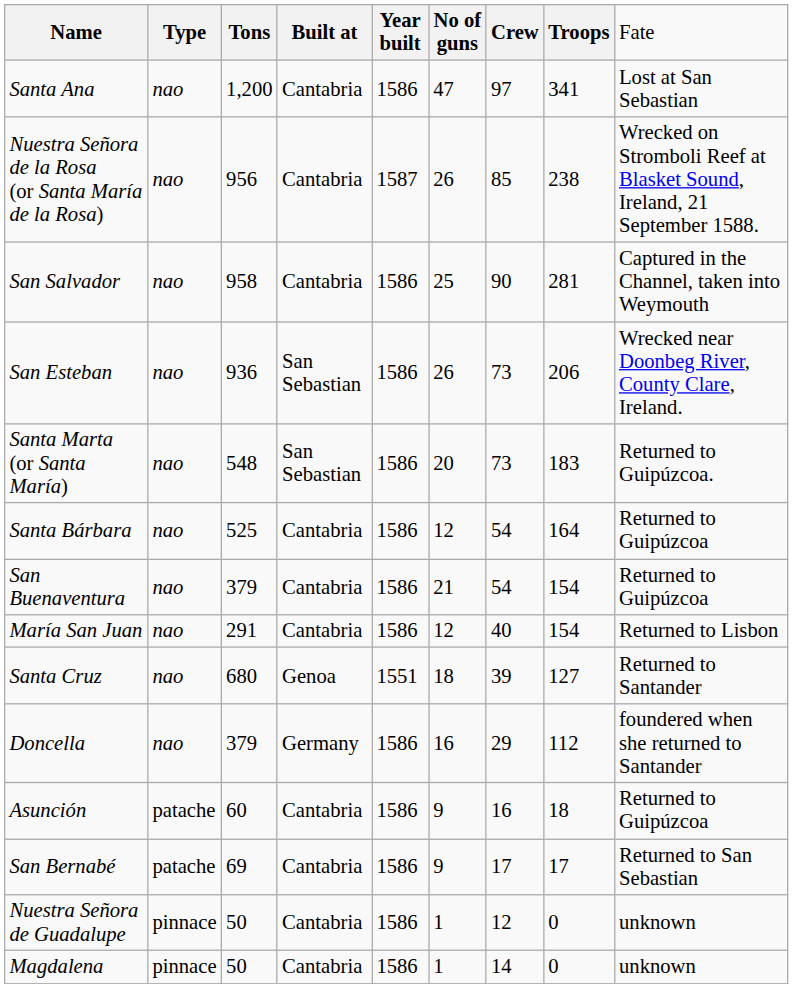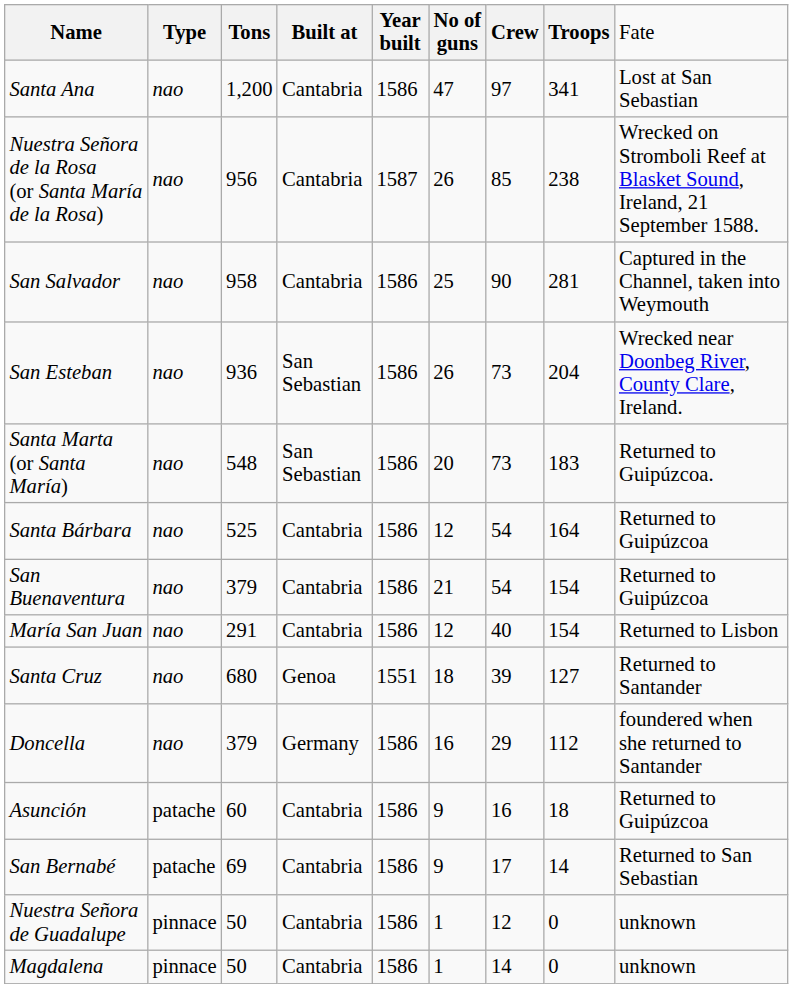(564, 372) 206 -> (564, 372) 204
(559, 866) 17 -> (559, 866) 14
